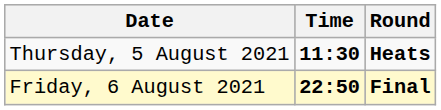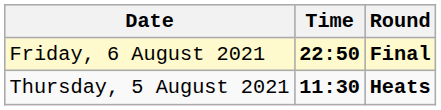rows swapped: (150, 54) <-> (137, 87)
